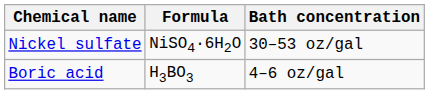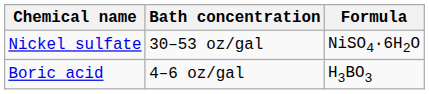columns swapped: (195, 18) <-> (334, 18)
